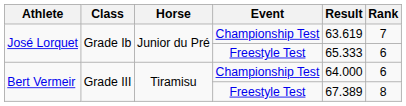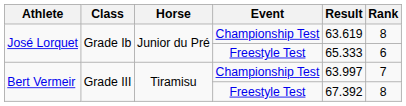(383, 34) 7 -> (383, 34) 8
(344, 72) 64.000 -> (344, 72) 63.997
(383, 72) 6 -> (383, 72) 7
(344, 92) 67.389 -> (344, 92) 67.392
